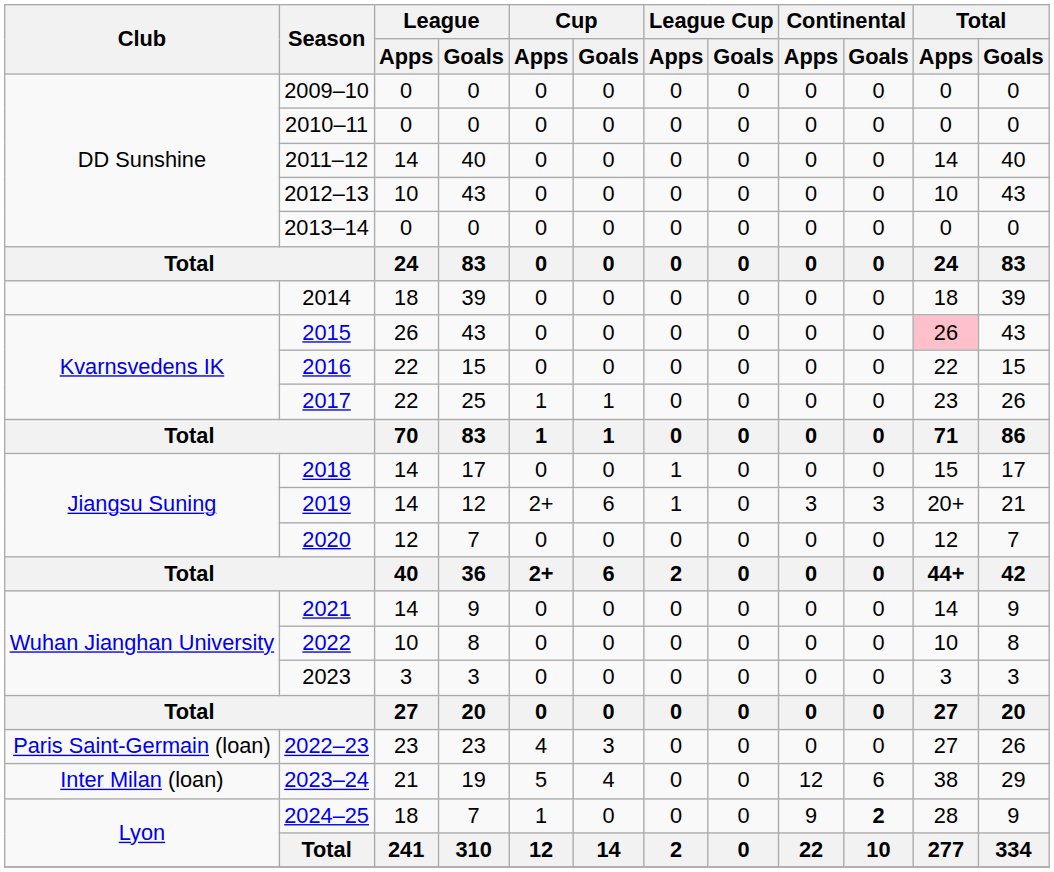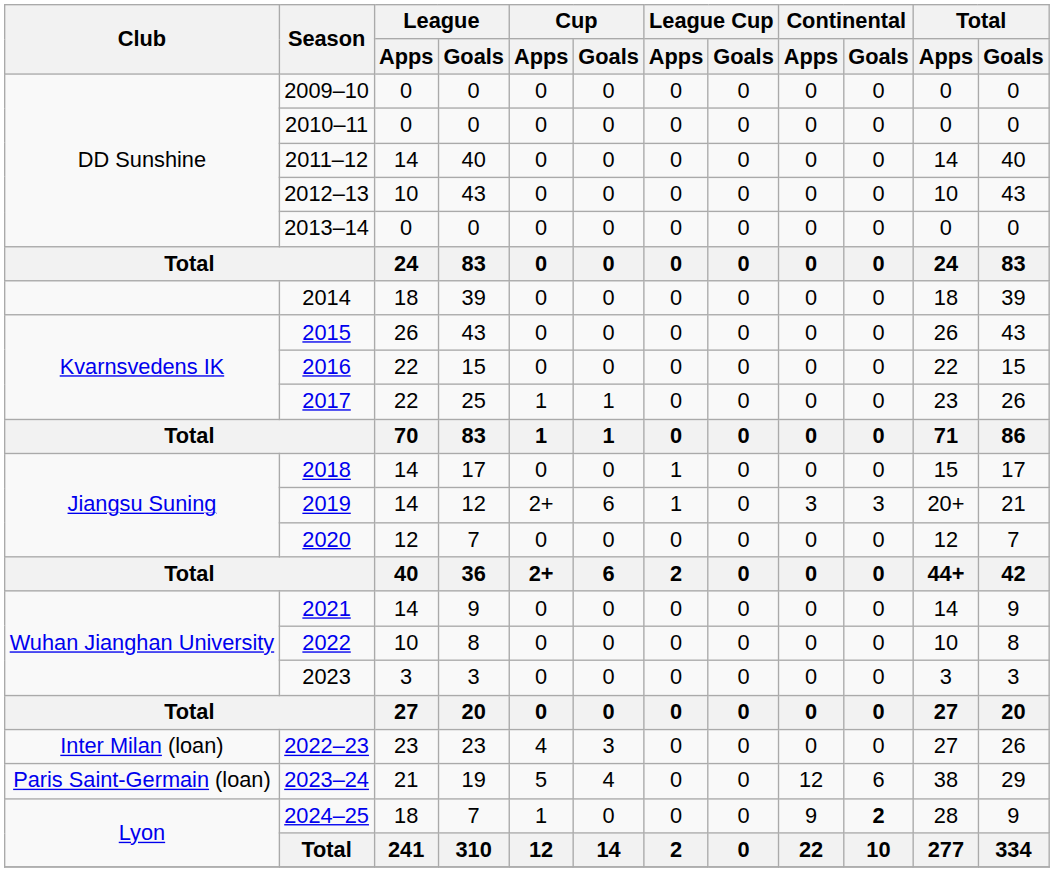(946, 332) pink background -> (946, 332) no background
(142, 746) Paris Saint-Germain (loan) -> (142, 746) Inter Milan (loan)
(142, 780) Inter Milan (loan) -> (142, 780) Paris Saint-Germain (loan)
